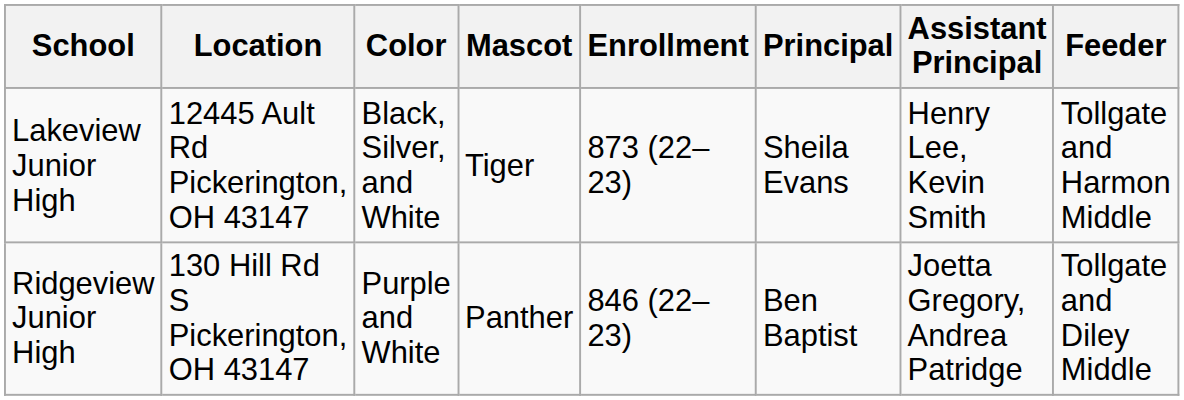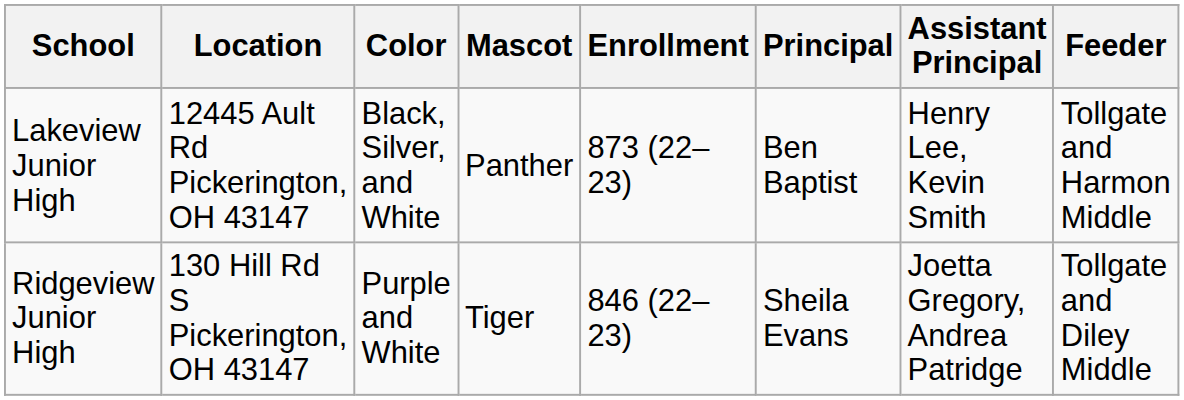(500, 164) Tiger -> (519, 164) Panther
(806, 164) Sheila Evans -> (810, 164) Ben Baptist
(519, 318) Panther -> (500, 318) Tiger
(810, 318) Ben Baptist -> (806, 318) Sheila Evans
